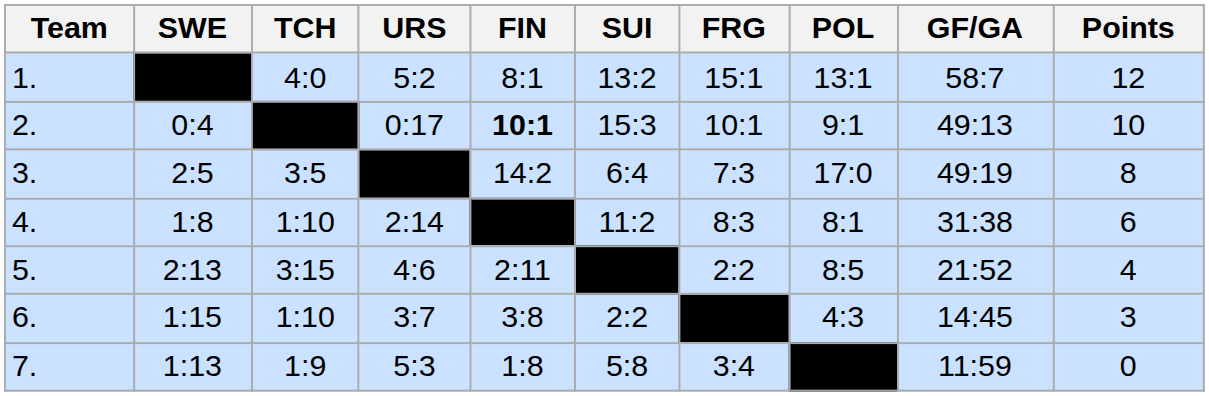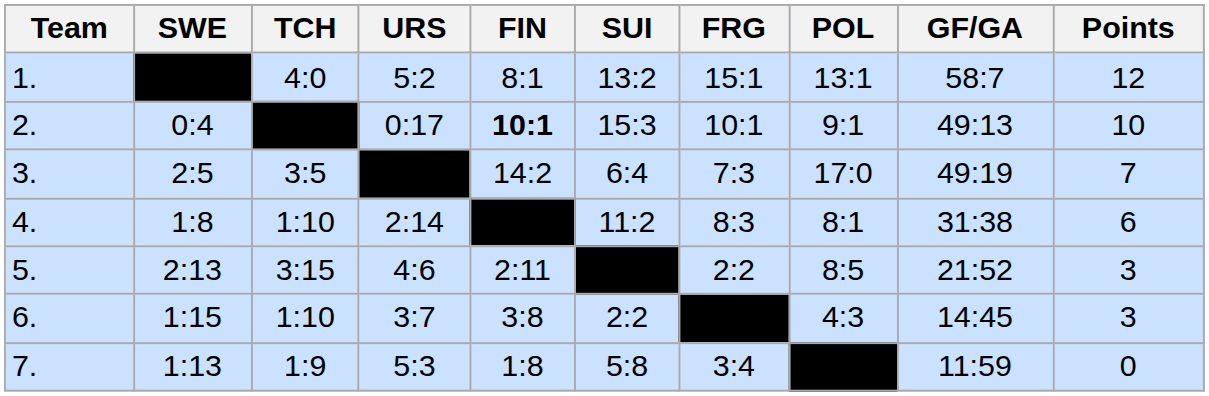(1128, 173) 8 -> (1128, 173) 7
(1128, 269) 4 -> (1128, 269) 3
